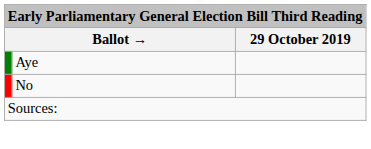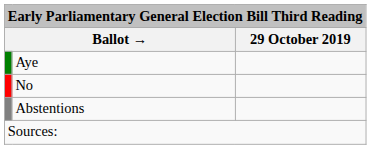+ row: (50, 108)
